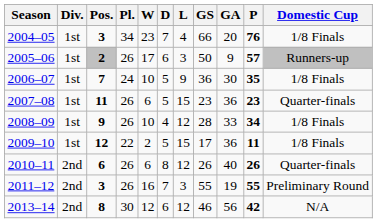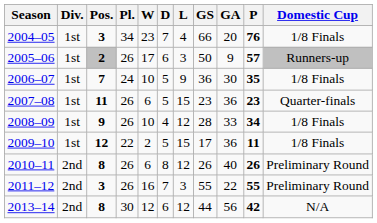(101, 164) 6 -> (101, 164) 8
(318, 164) Quarter-finals -> (318, 164) Preliminary Round
(230, 185) 19 -> (230, 185) 22
(205, 206) 46 -> (205, 206) 44
